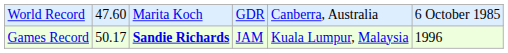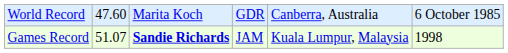(111, 37) 50.17 -> (111, 37) 51.07
(429, 37) 1996 -> (429, 37) 1998
